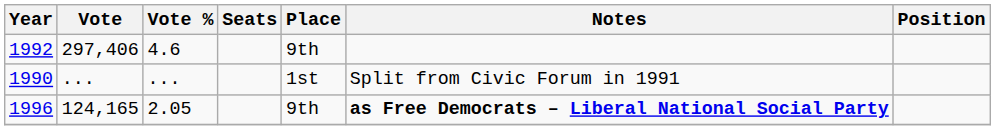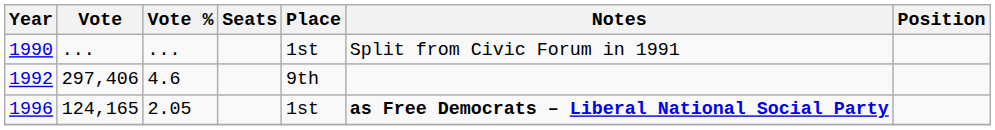rows swapped: (31, 79) <-> (31, 50)
(303, 109) 9th -> (303, 109) 1st
